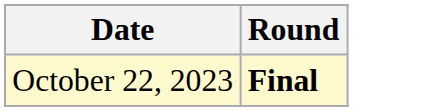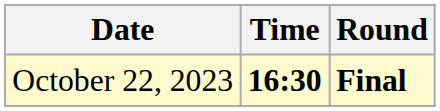+ column: (285, 29)
